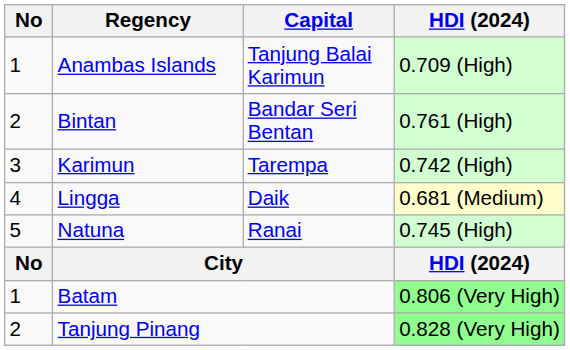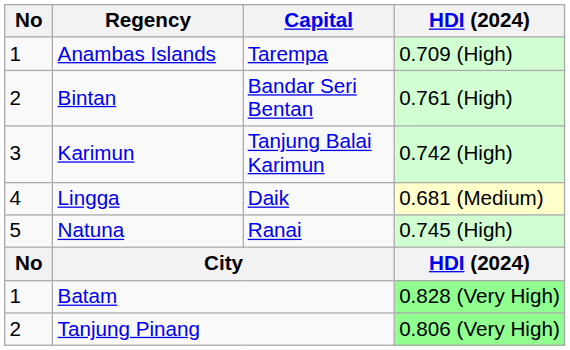(310, 65) Tanjung Balai Karimun -> (288, 53) Tarempa
(288, 165) Tarempa -> (310, 153) Tanjung Balai Karimun
(479, 296) 0.806 (Very High) -> (479, 296) 0.828 (Very High)
(479, 329) 0.828 (Very High) -> (479, 329) 0.806 (Very High)
